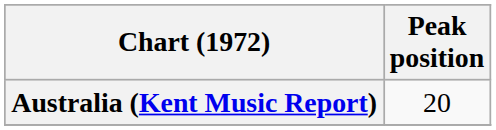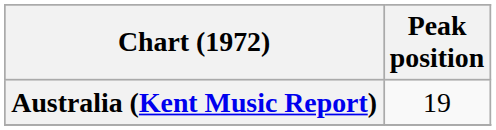(437, 102) 20 -> (437, 102) 19
